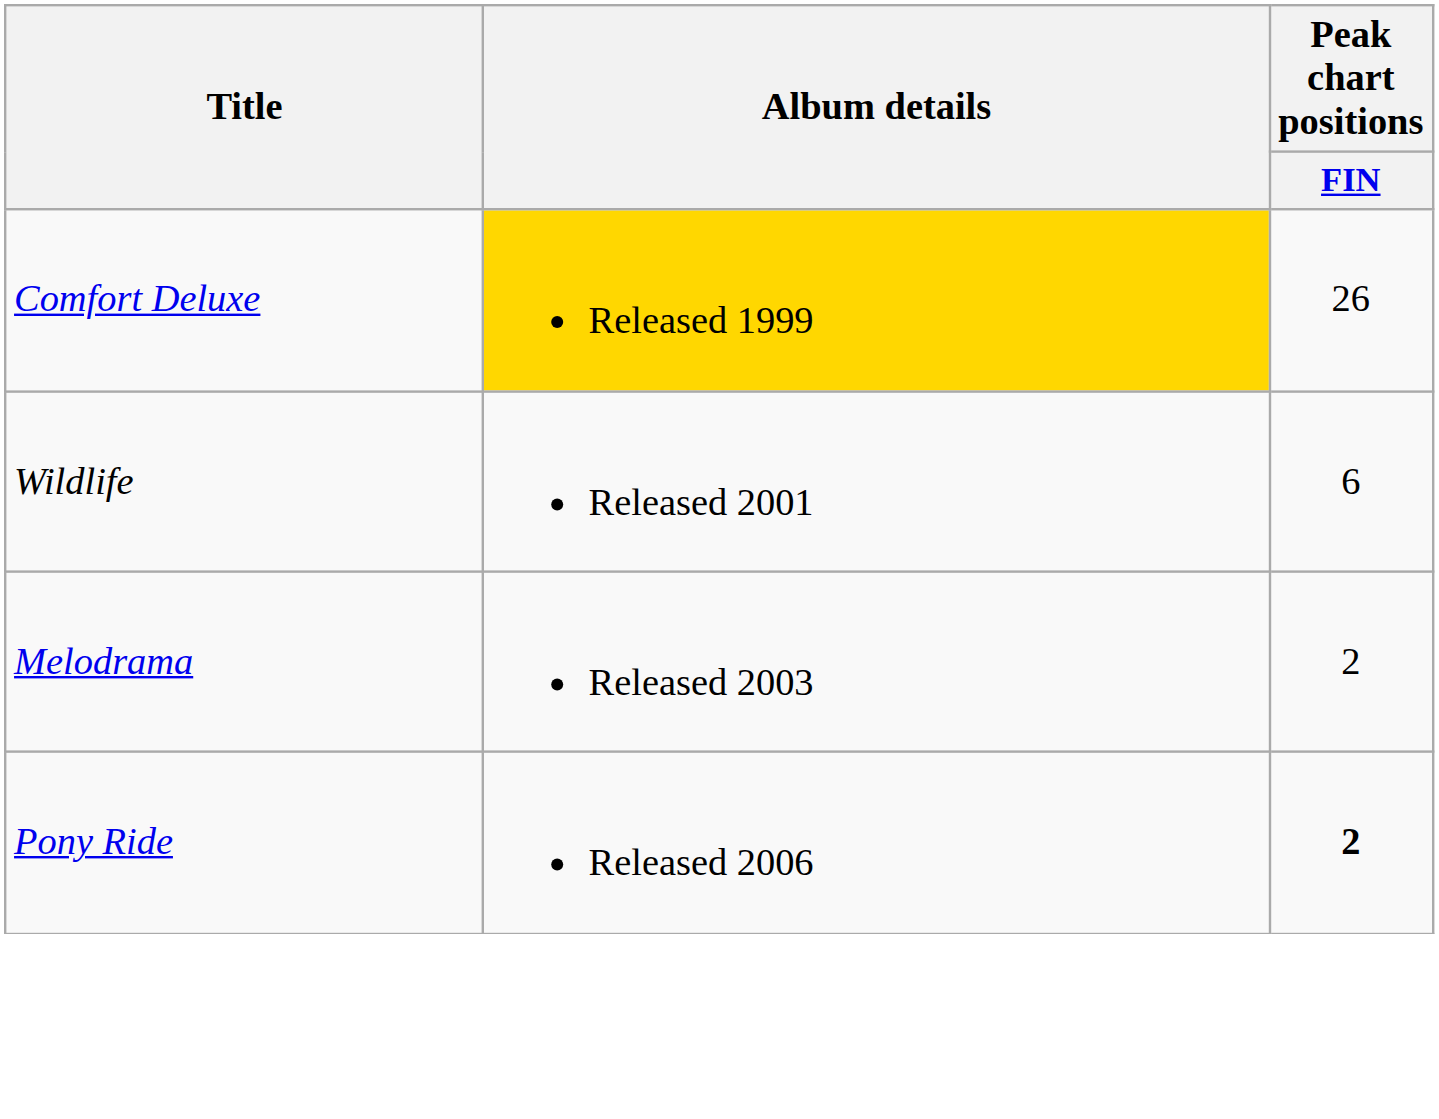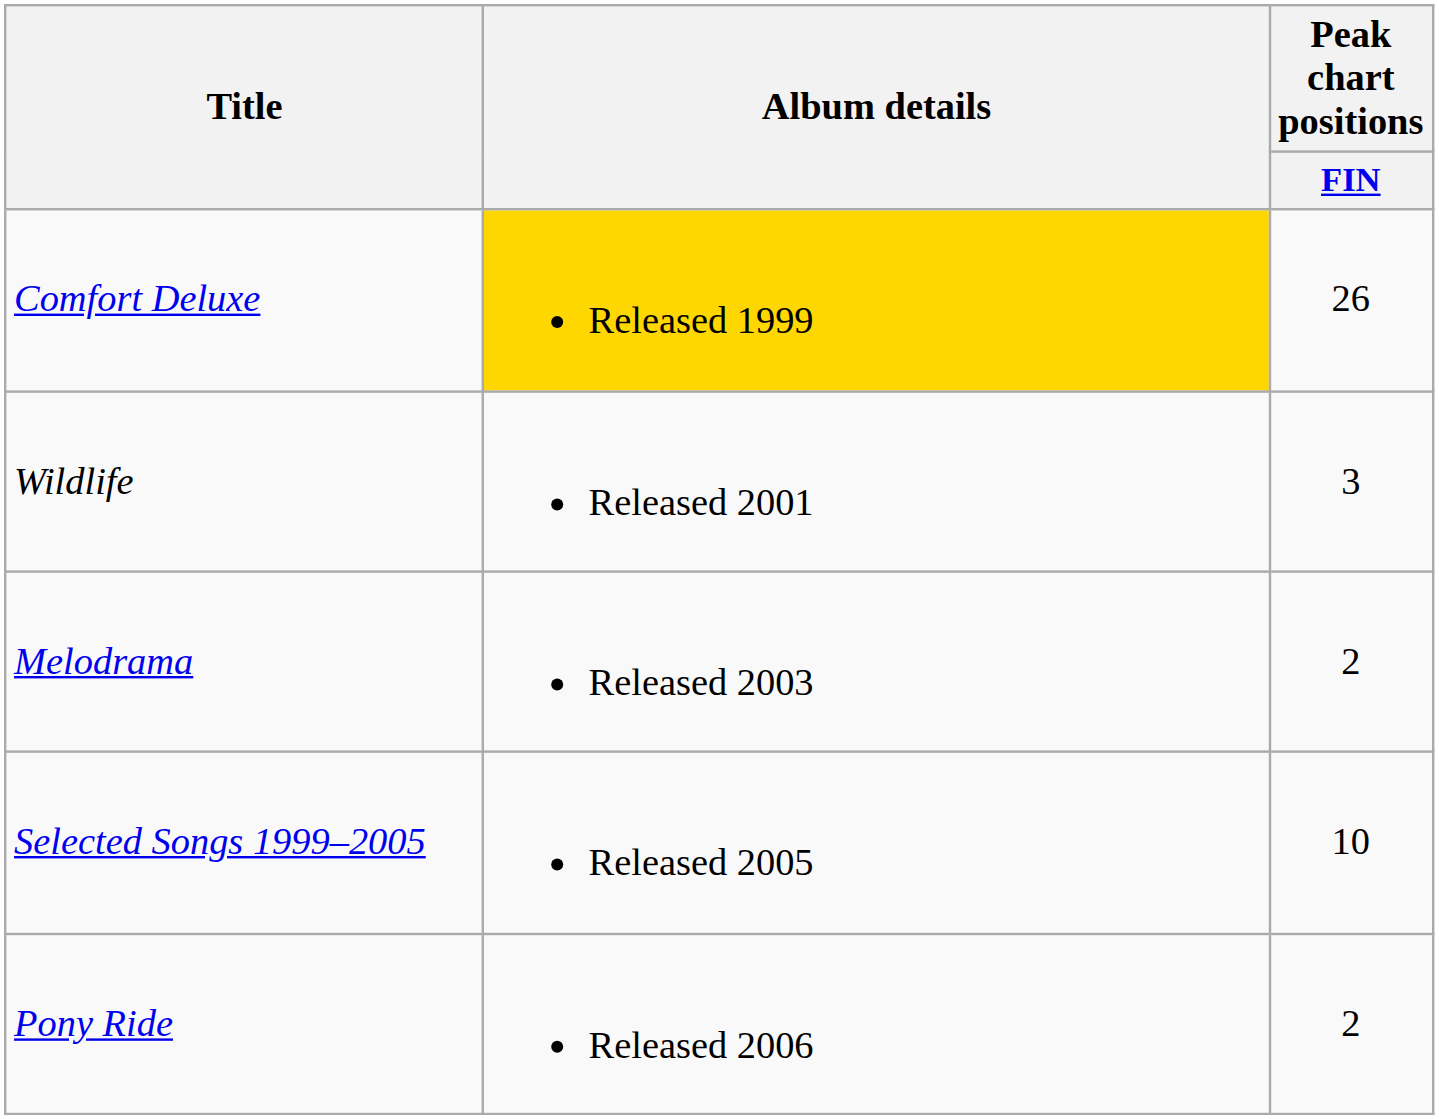(1351, 480) 6 -> (1351, 480) 3
+ row: (220, 841)
(1351, 841) bold -> (1351, 1022) normal
